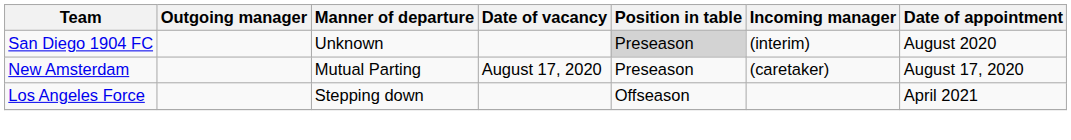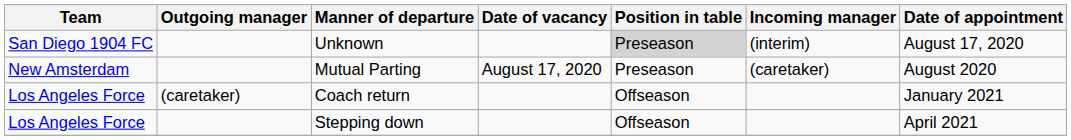(950, 43) August 2020 -> (964, 43) August 17, 2020
(964, 69) August 17, 2020 -> (950, 69) August 2020
+ row: (362, 95)
